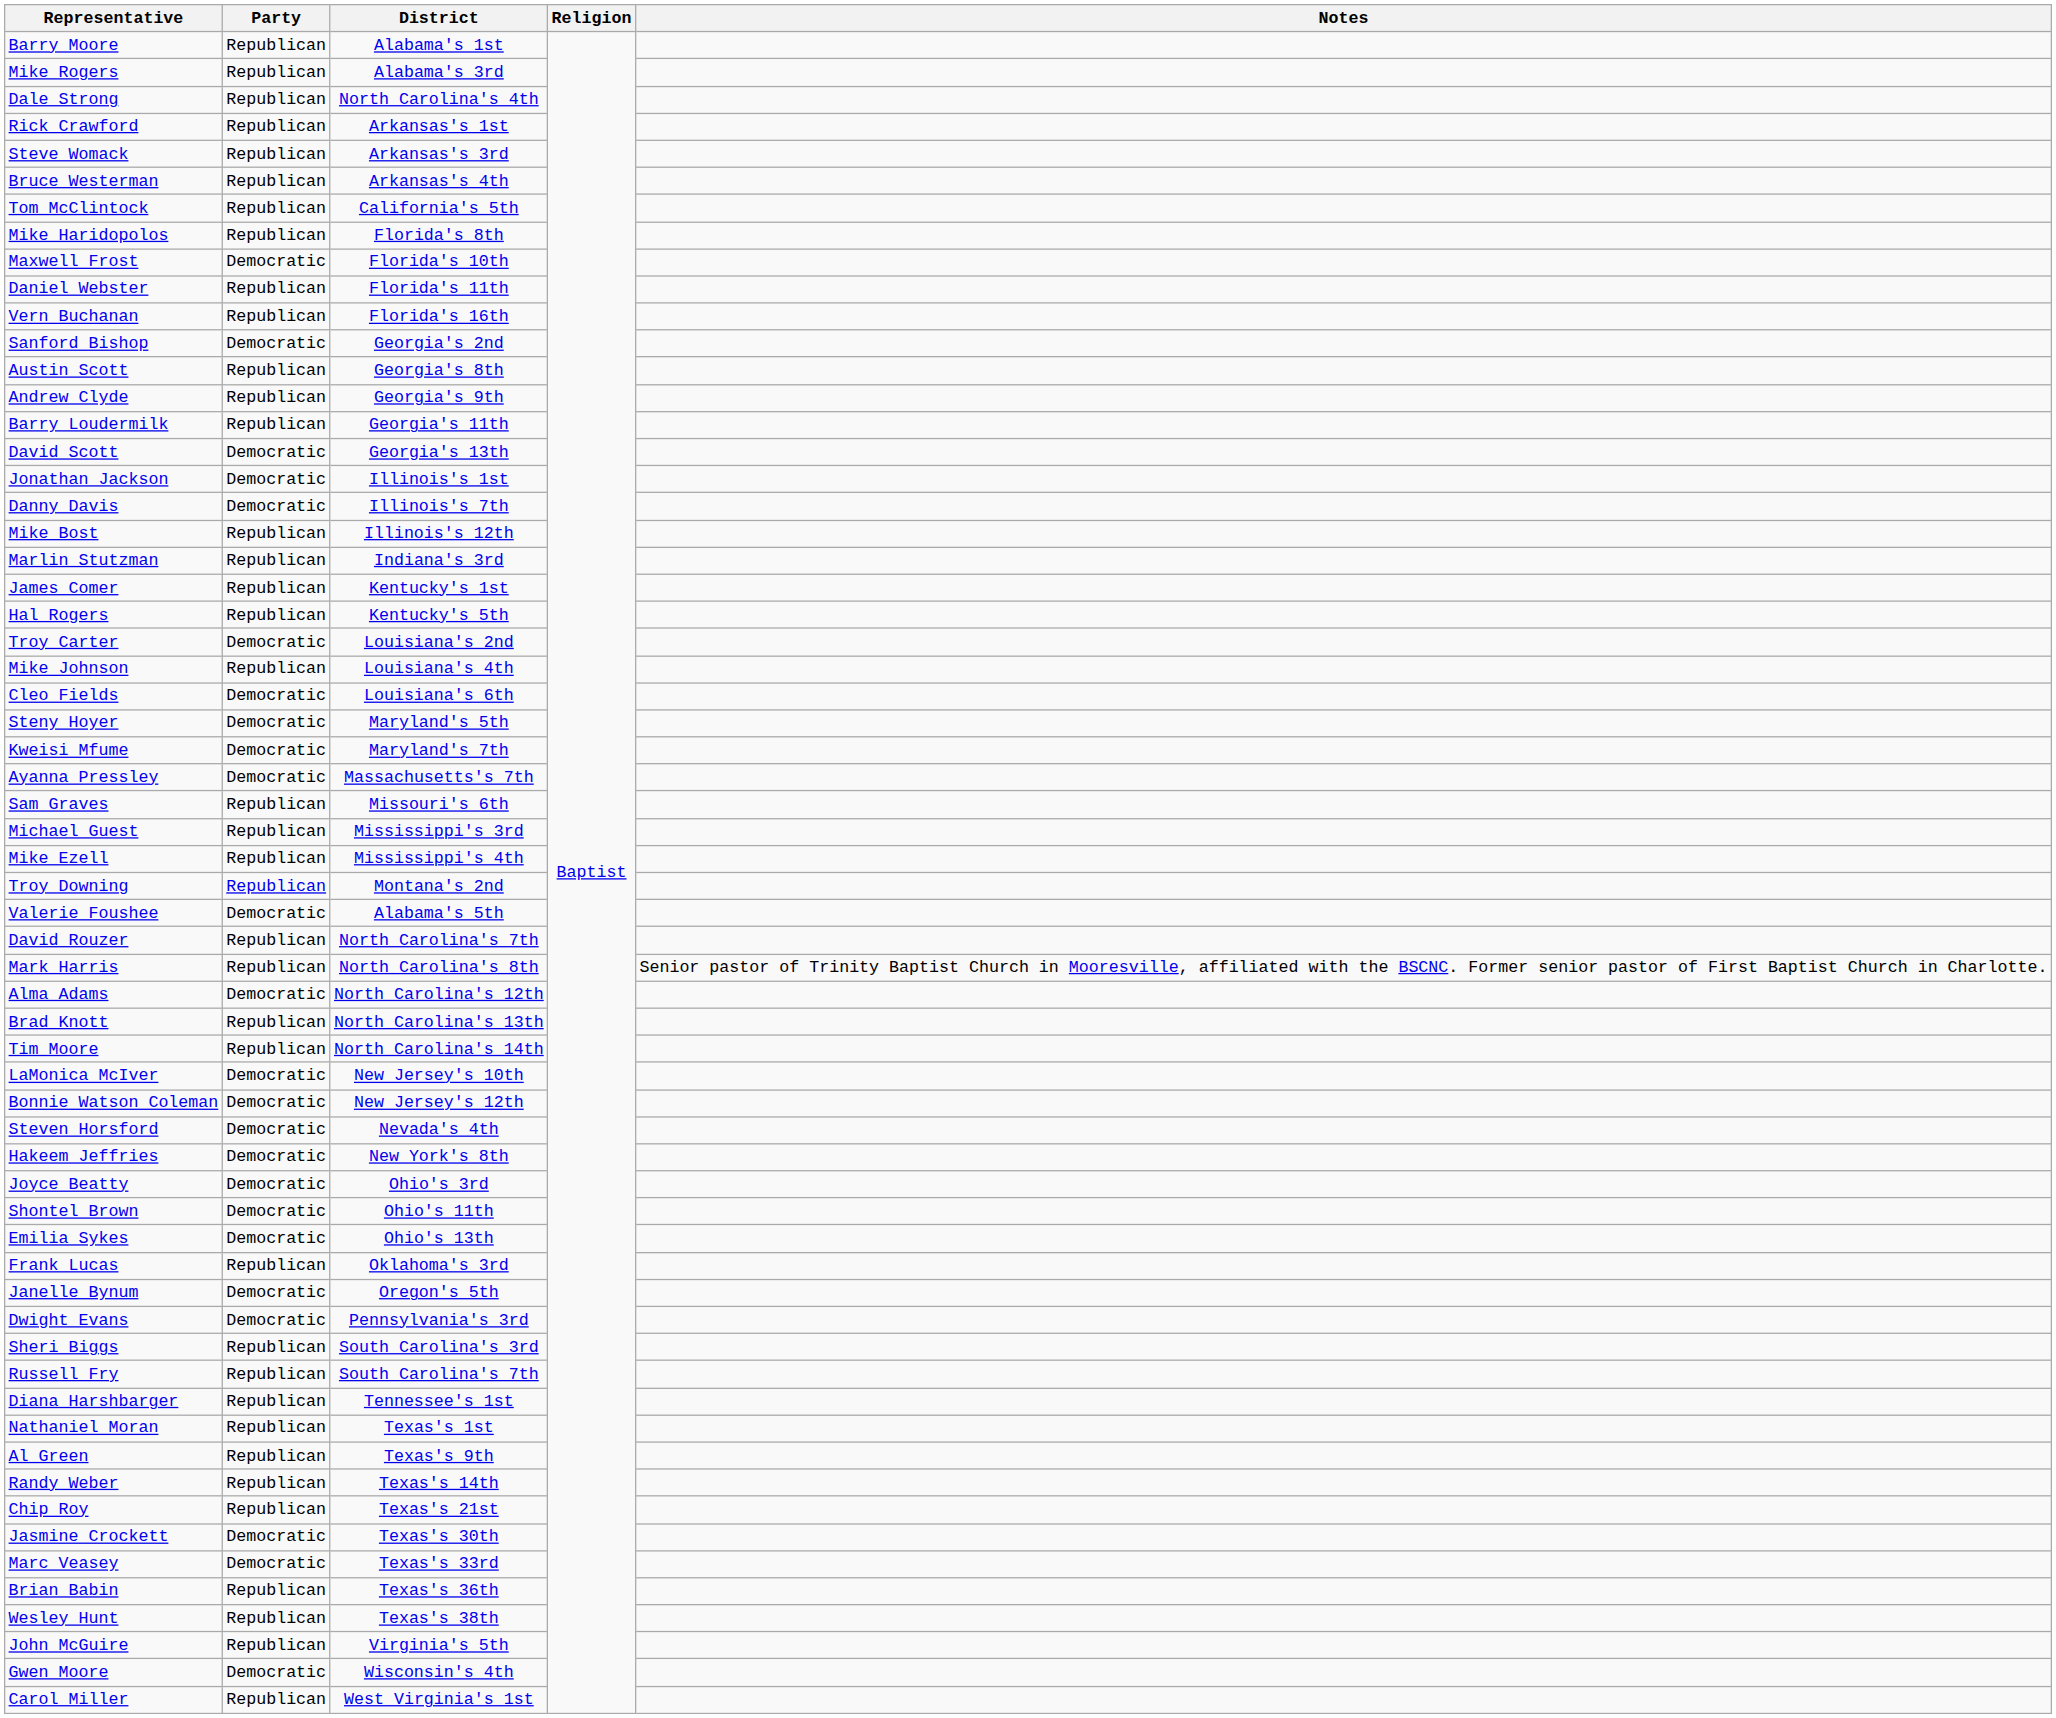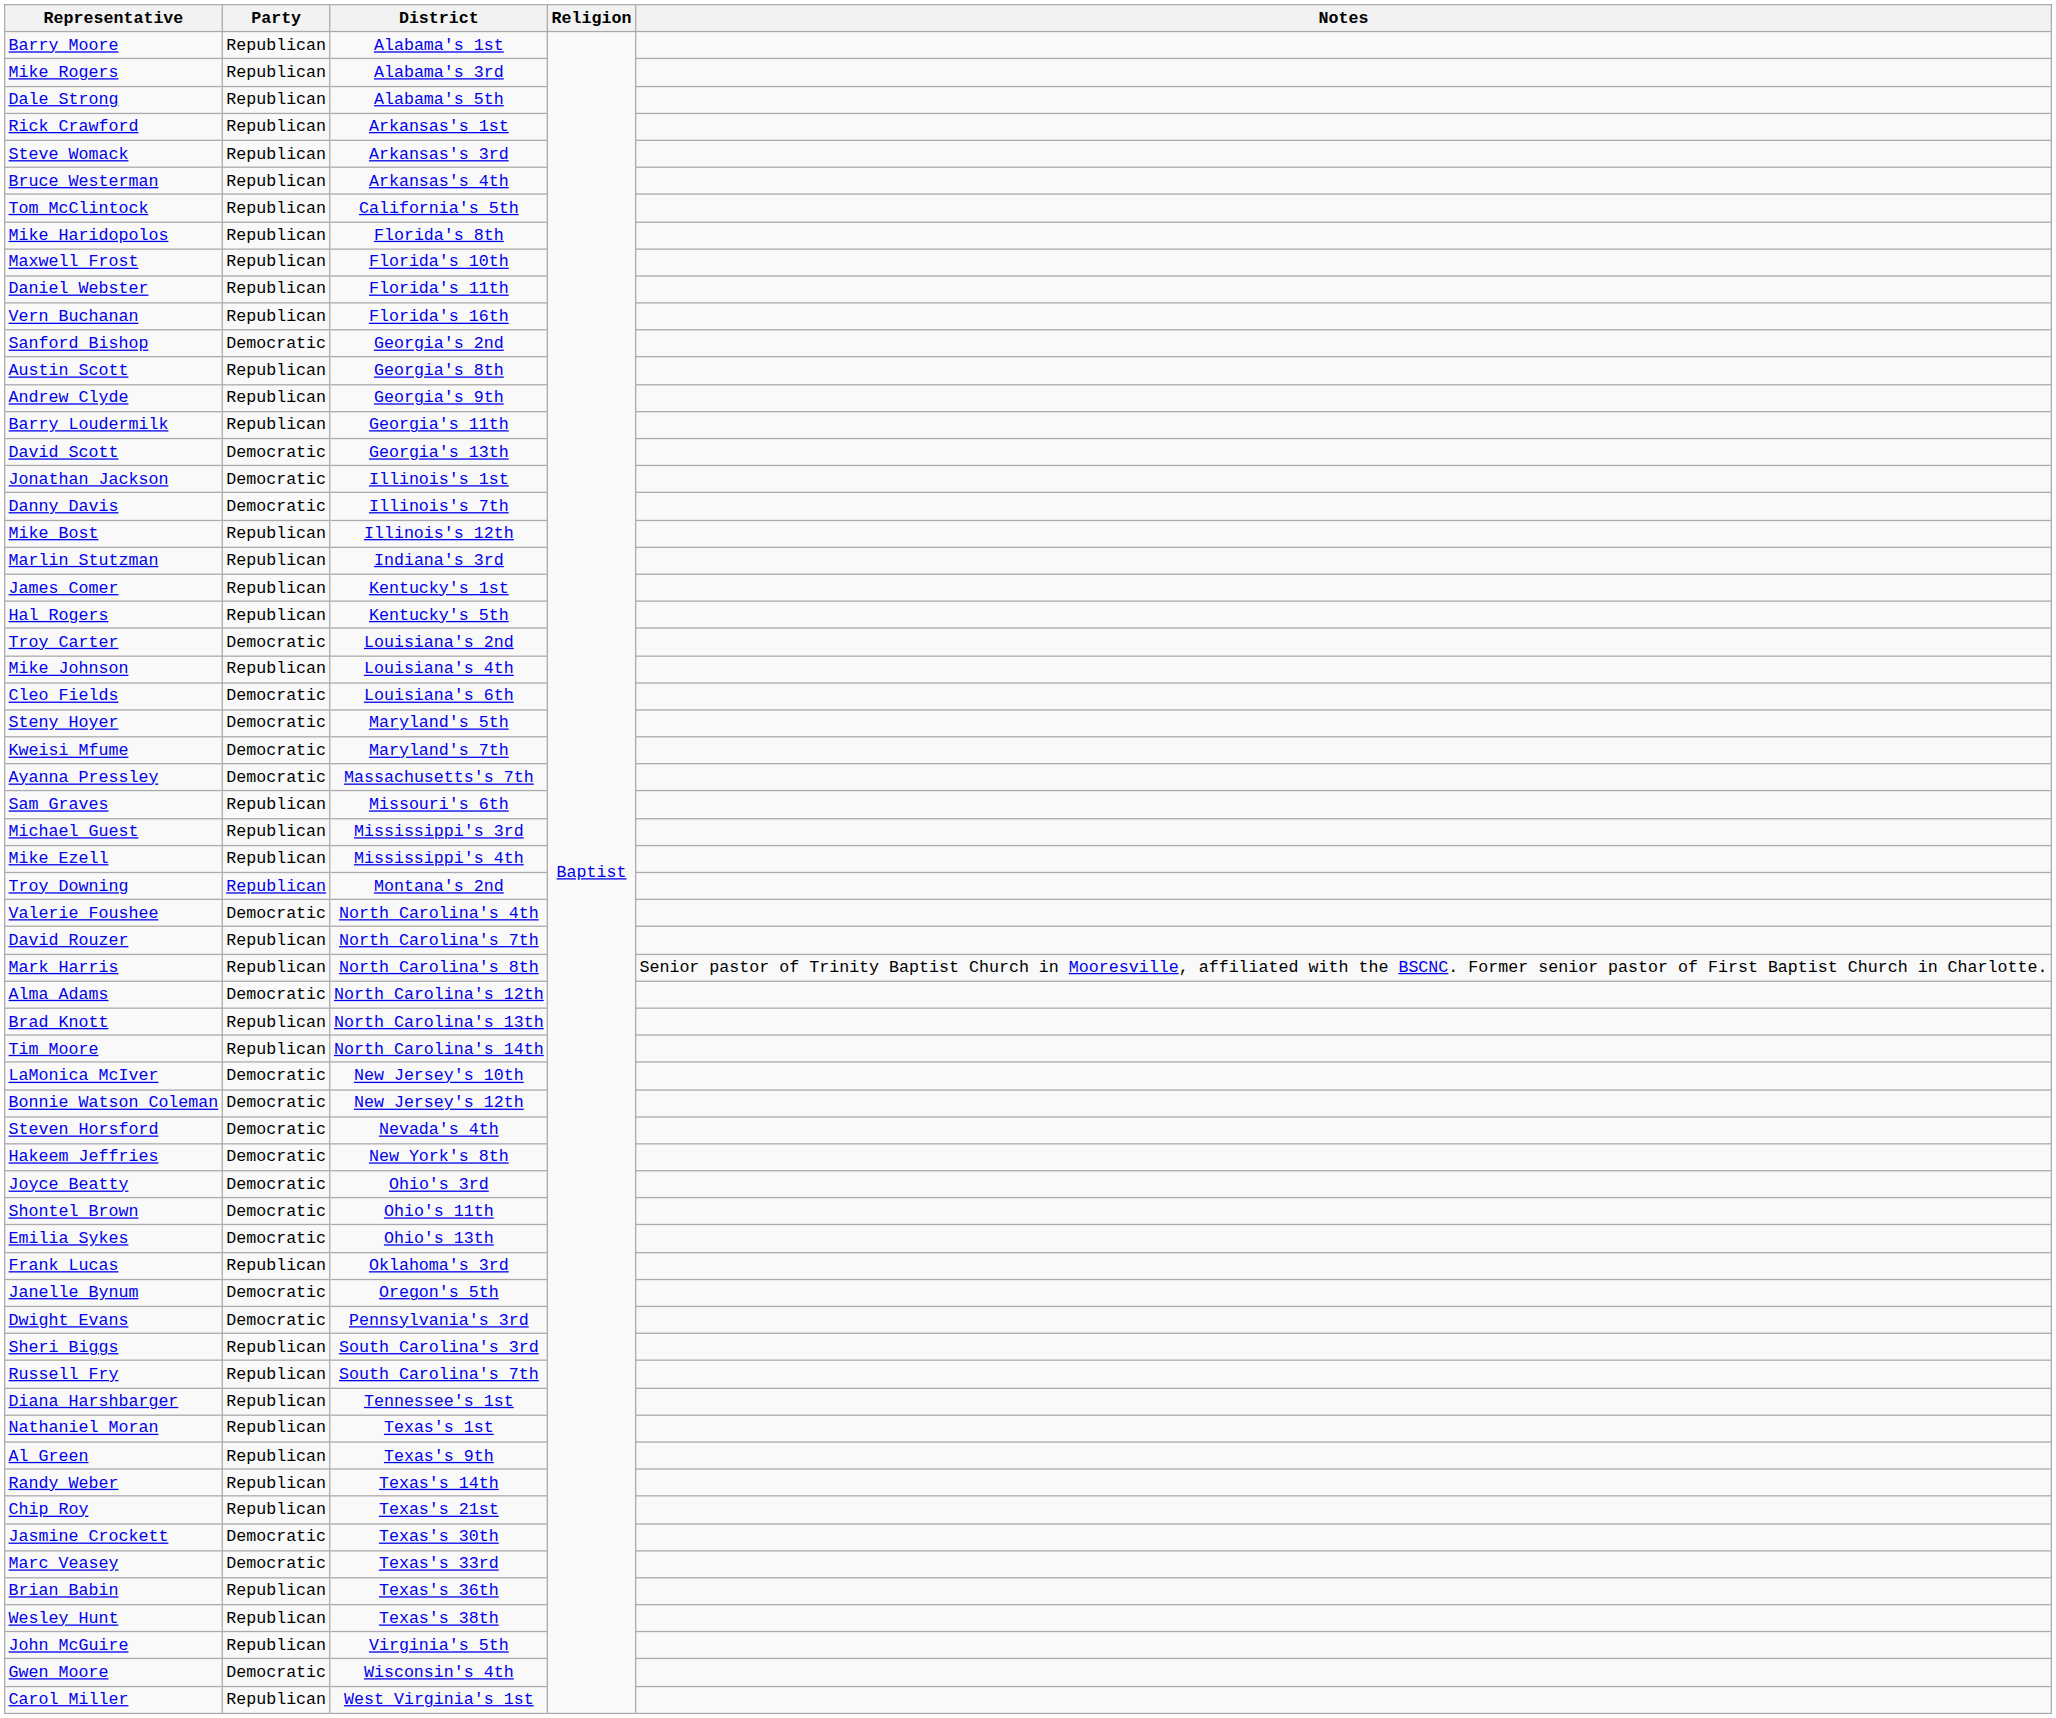(439, 100) North Carolina's 4th -> (439, 100) Alabama's 5th
(276, 262) Democratic -> (276, 262) Republican
(439, 913) Alabama's 5th -> (439, 913) North Carolina's 4th
